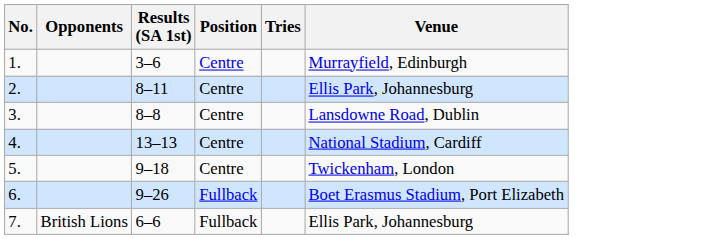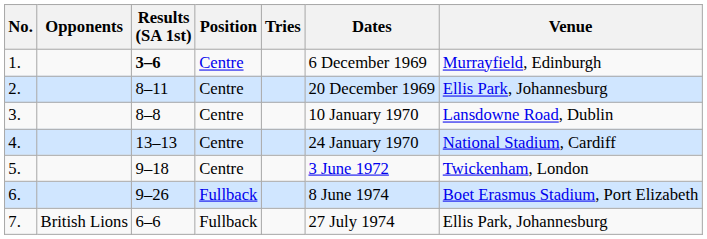+ column: (372, 27)
(148, 62) normal -> (148, 62) bold
